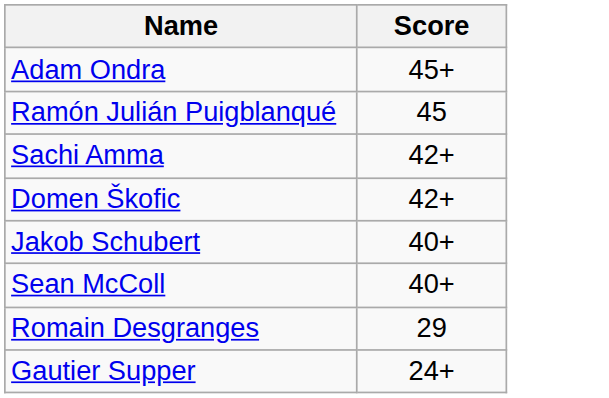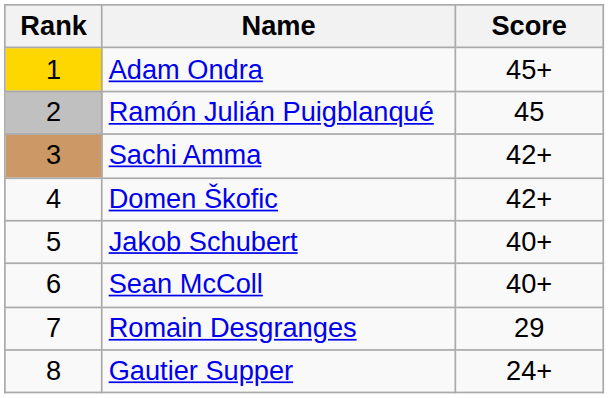+ column: (54, 26)
